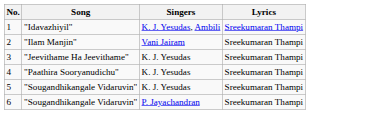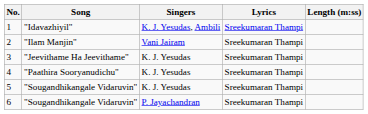+ column: (334, 12)
